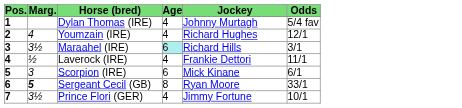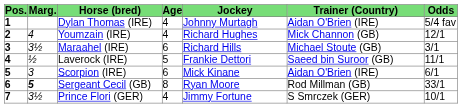+ column: (356, 10)
(165, 47) paleturquoise background -> (165, 47) no background
(165, 60) 4 -> (165, 60) 5
